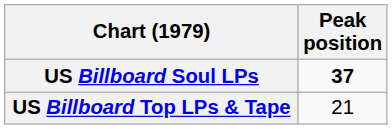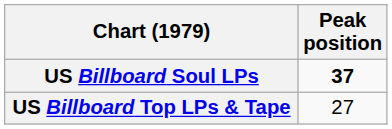(343, 107) 21 -> (343, 107) 27
